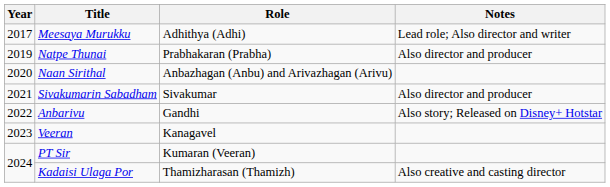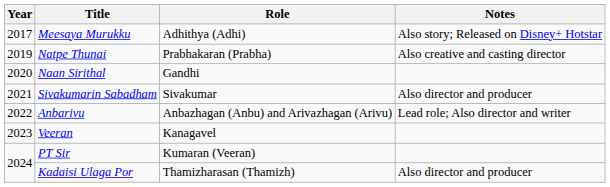(484, 34) Lead role; Also director and writer -> (500, 34) Also story; Released on Disney+ Hotstar
(465, 53) Also director and producer -> (482, 53) Also creative and casting director
(277, 73) Anbazhagan (Anbu) and Arivazhagan (Arivu) -> (181, 73) Gandhi
(181, 113) Gandhi -> (277, 113) Anbazhagan (Anbu) and Arivazhagan (Arivu)
(500, 113) Also story; Released on Disney+ Hotstar -> (484, 113) Lead role; Also director and writer
(482, 172) Also creative and casting director -> (465, 172) Also director and producer
